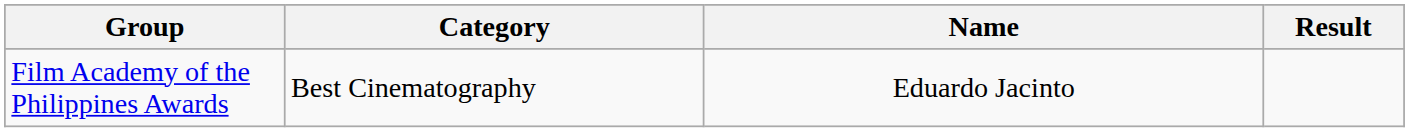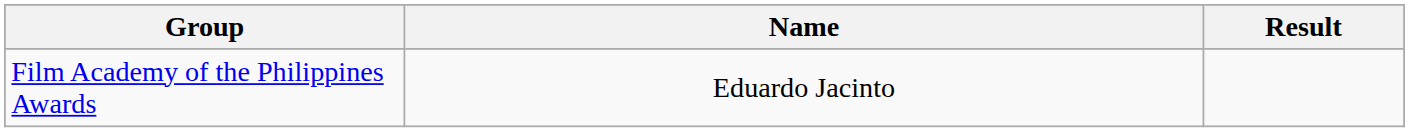- column: (494, 26)
